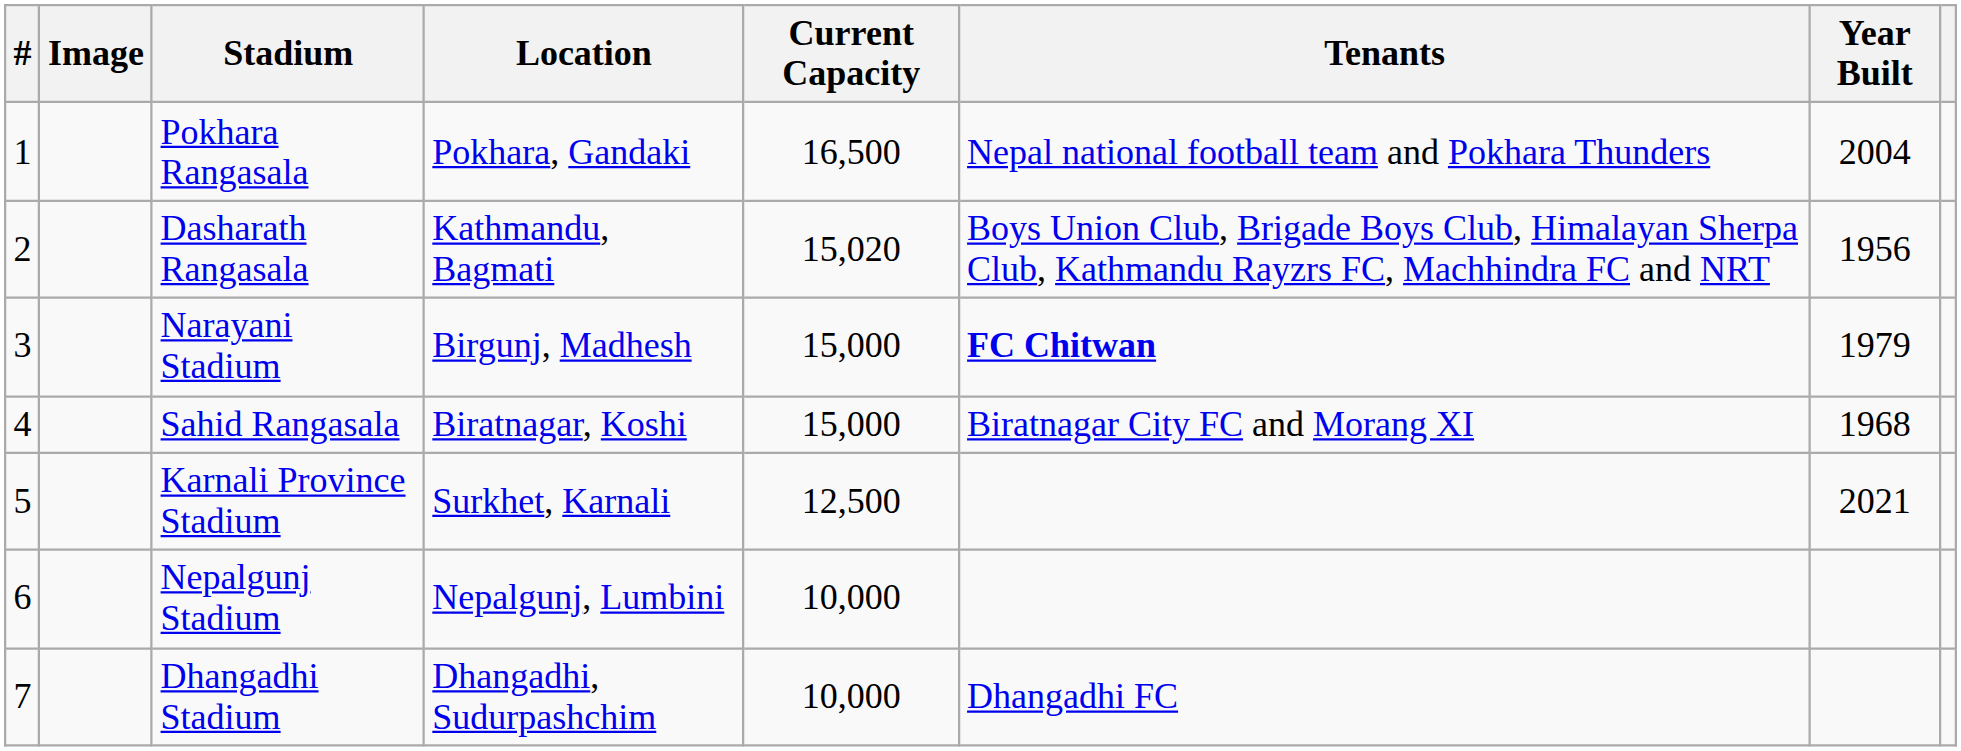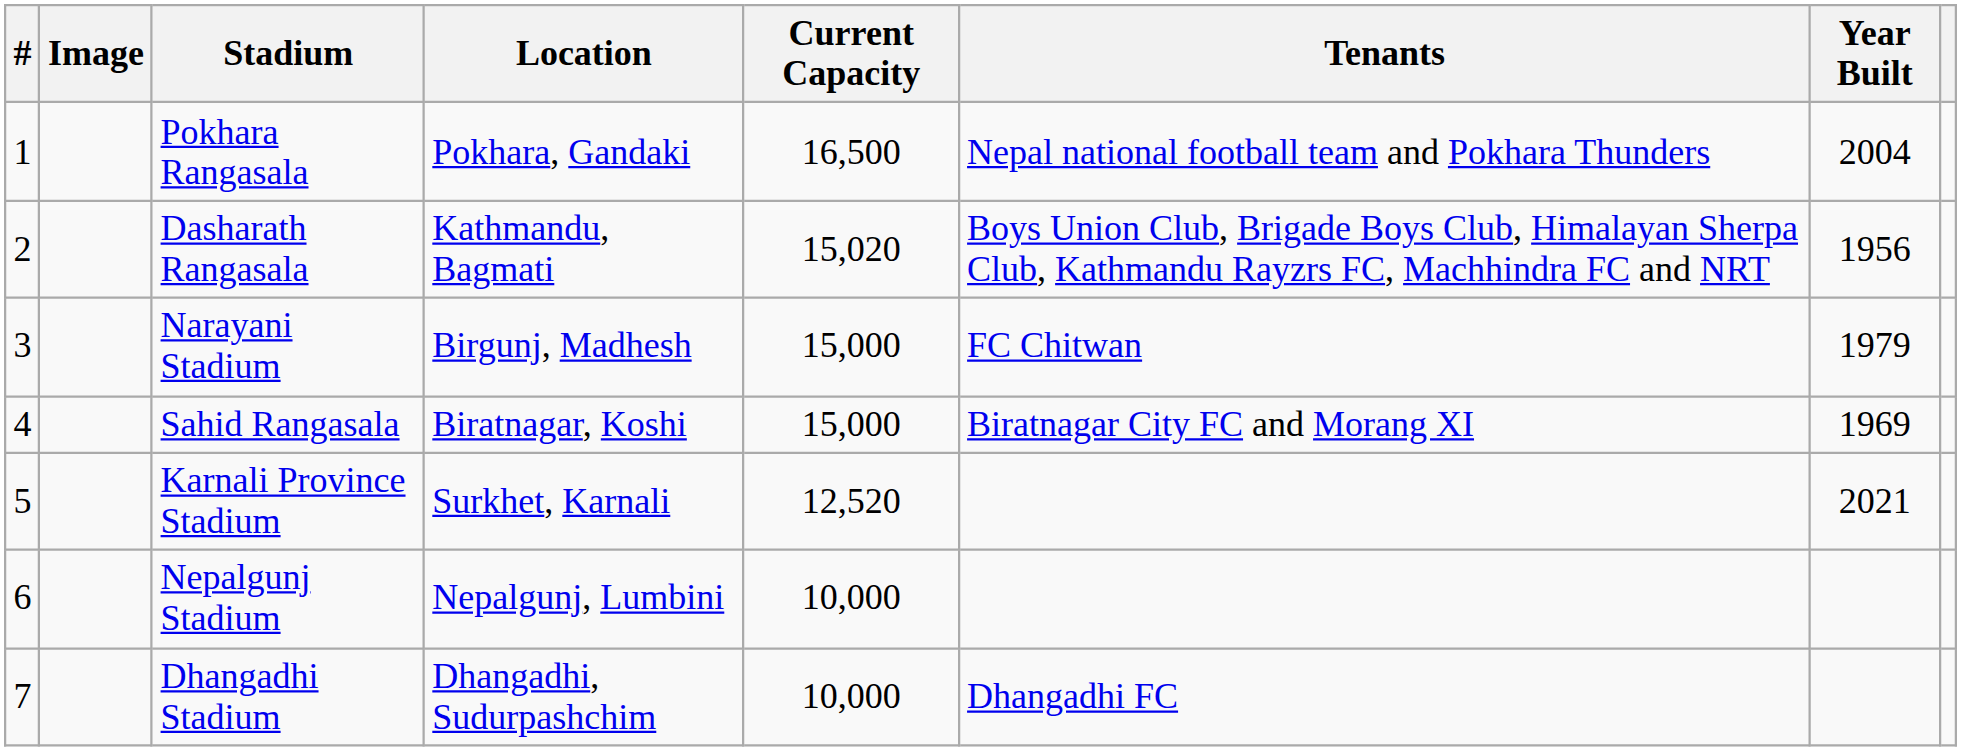(1062, 346) bold -> (1055, 346) normal
(1875, 423) 1968 -> (1875, 423) 1969
(851, 500) 12,500 -> (851, 500) 12,520
